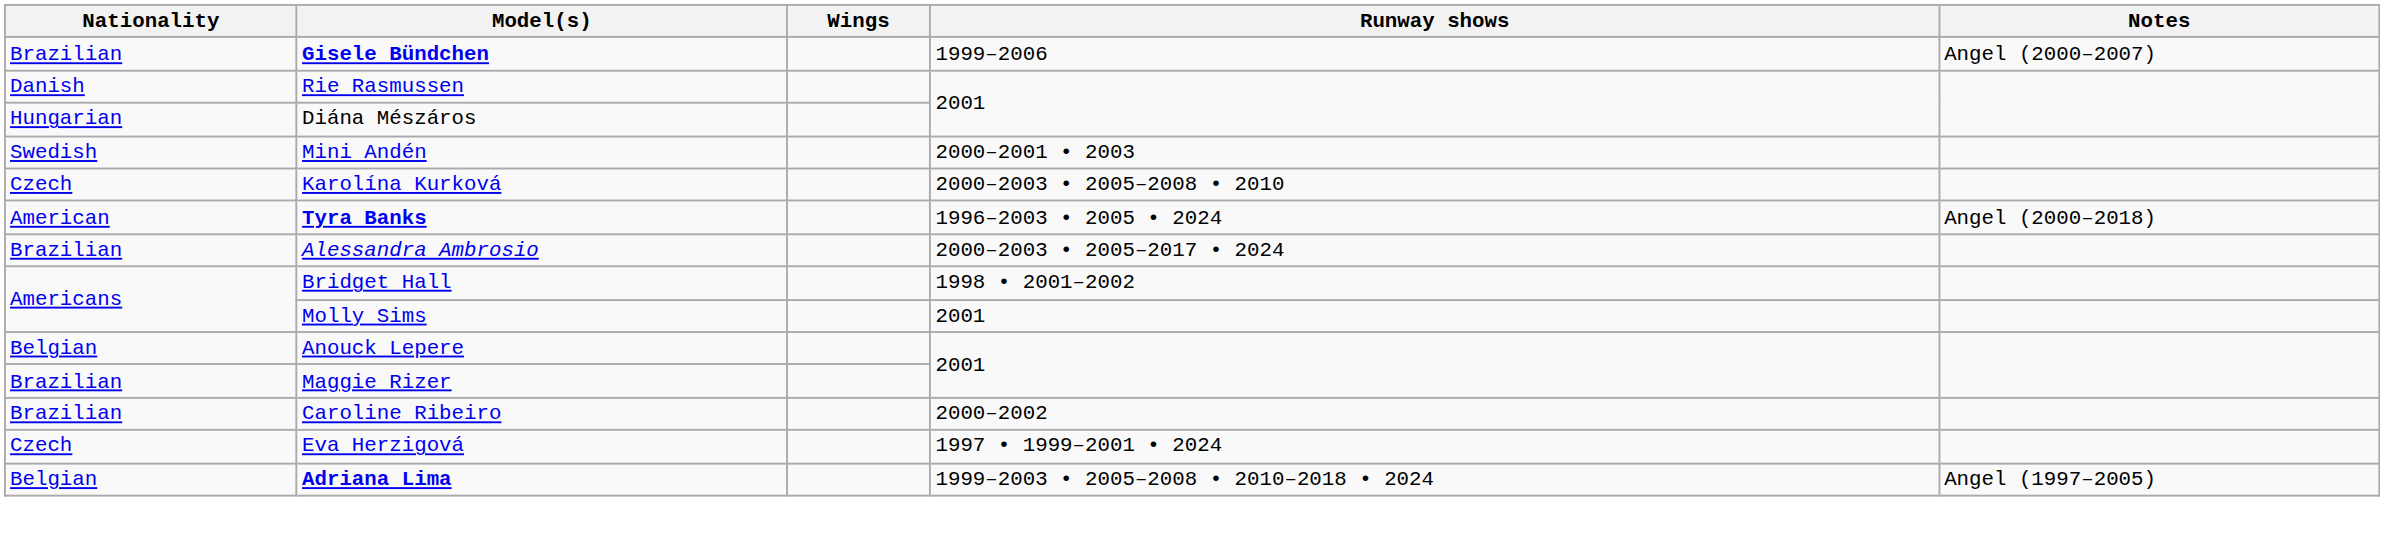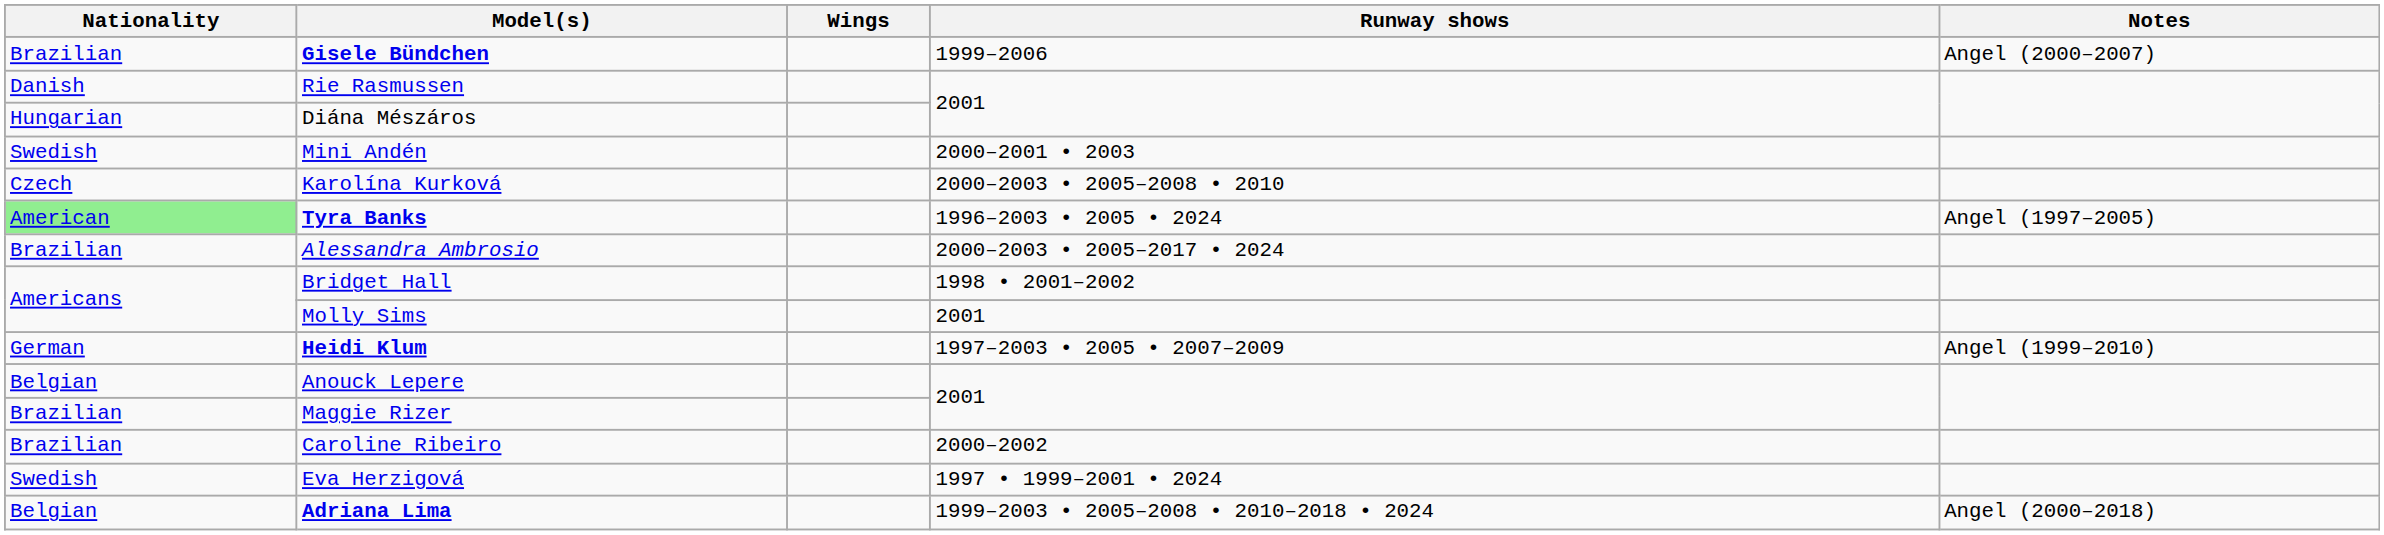(60, 218) no background -> (60, 218) lightgreen background
(2050, 218) Angel (2000–2018) -> (2050, 218) Angel (1997–2005)
+ row: (364, 349)
(41, 447) Czech -> (54, 479) Swedish
(2050, 479) Angel (1997–2005) -> (2050, 512) Angel (2000–2018)
